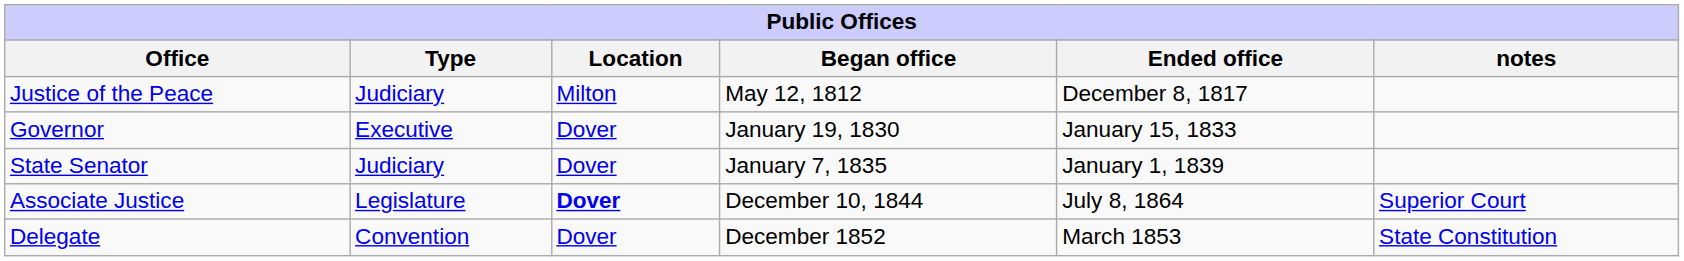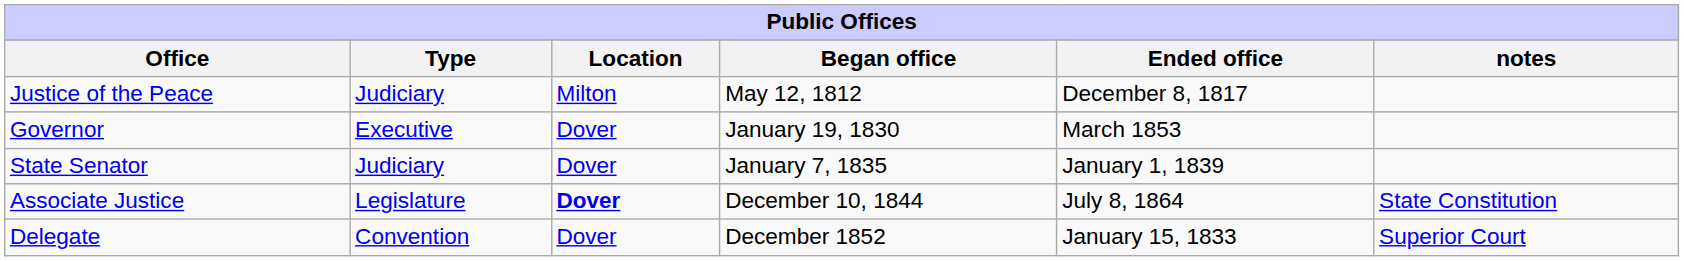(1149, 129) January 15, 1833 -> (1122, 129) March 1853
(1452, 201) Superior Court -> (1468, 201) State Constitution
(1122, 237) March 1853 -> (1149, 237) January 15, 1833
(1468, 237) State Constitution -> (1452, 237) Superior Court
